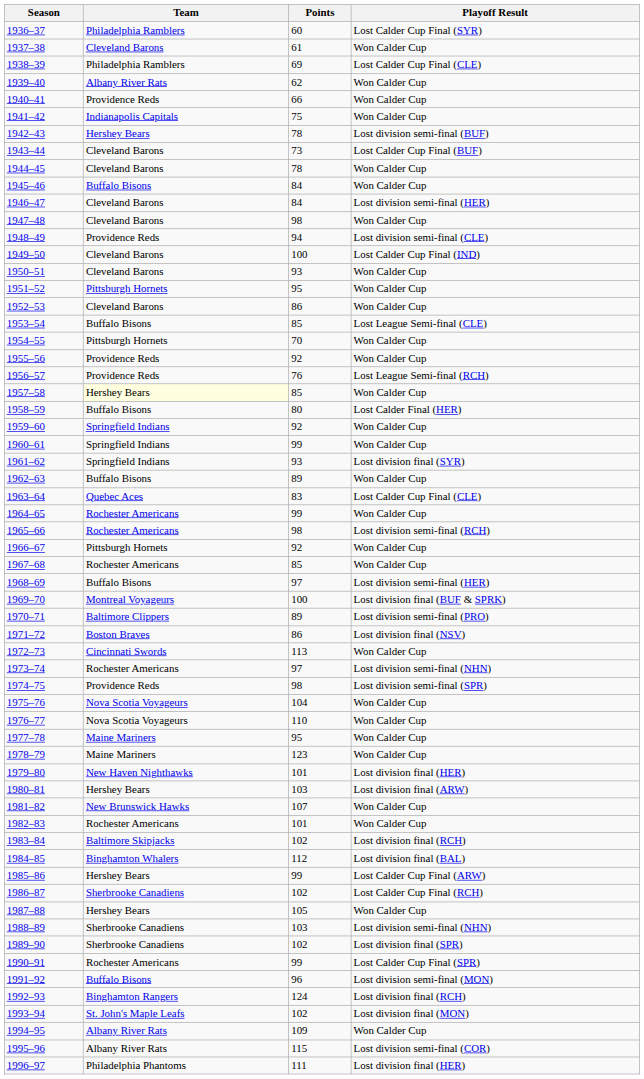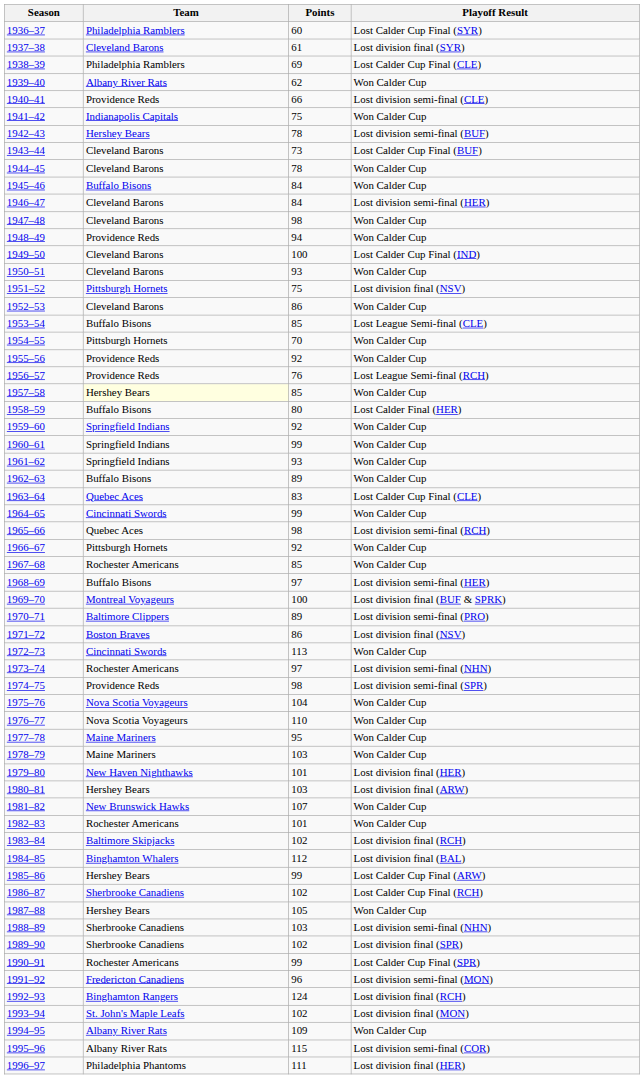(390, 47) Won Calder Cup -> (409, 47) Lost division final (SYR)
(390, 99) Won Calder Cup -> (421, 99) Lost division semi-final (CLE)
(421, 237) Lost division semi-final (CLE) -> (390, 237) Won Calder Cup
(297, 289) 95 -> (297, 289) 75
(390, 289) Won Calder Cup -> (409, 289) Lost division final (NSV)
(409, 461) Lost division final (SYR) -> (390, 461) Won Calder Cup
(132, 513) Rochester Americans -> (126, 513) Cincinnati Swords
(132, 530) Rochester Americans -> (114, 530) Quebec Aces
(299, 755) 123 -> (299, 755) 103
(119, 979) Buffalo Bisons -> (135, 979) Fredericton Canadiens
